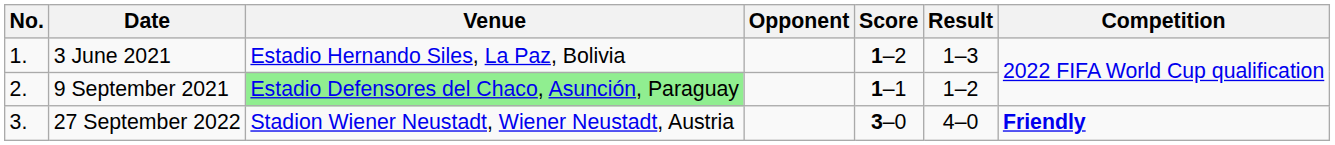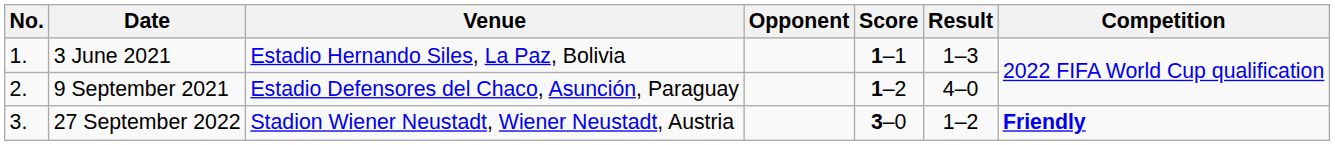(889, 55) 1–2 -> (889, 55) 1–1
(495, 88) lightgreen background -> (495, 88) no background
(889, 88) 1–1 -> (889, 88) 1–2
(961, 88) 1–2 -> (961, 88) 4–0
(961, 122) 4–0 -> (961, 122) 1–2
